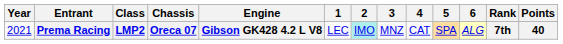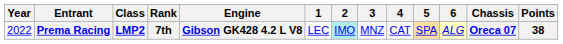columns swapped: (173, 13) <-> (503, 13)
(19, 30) 2021 -> (19, 30) 2022
(538, 30) 40 -> (538, 30) 38
